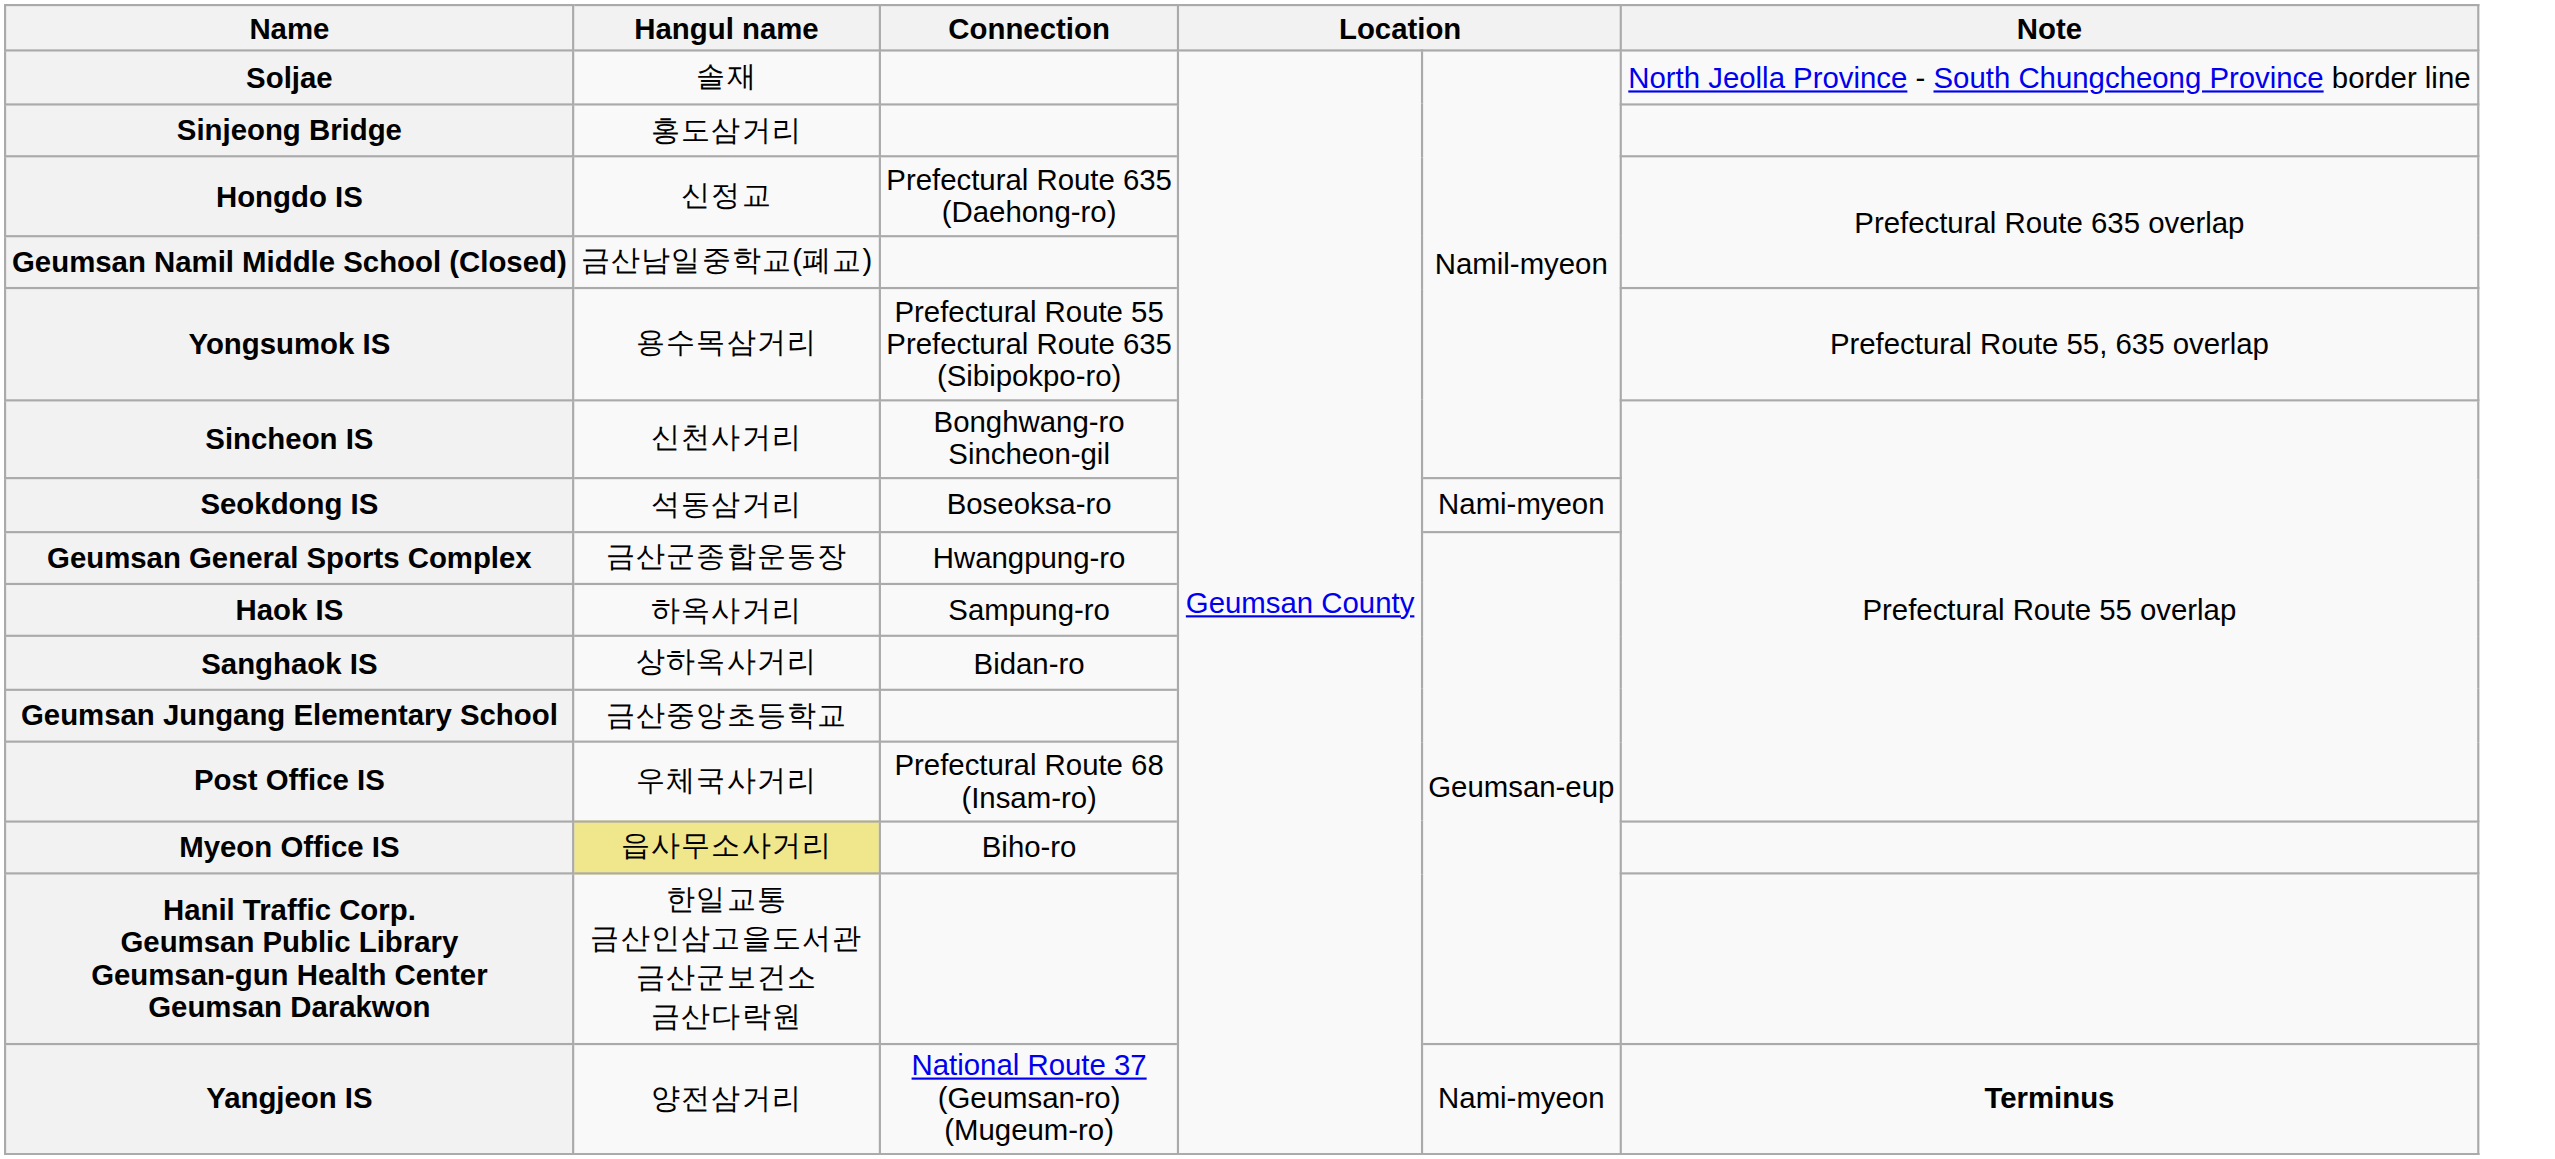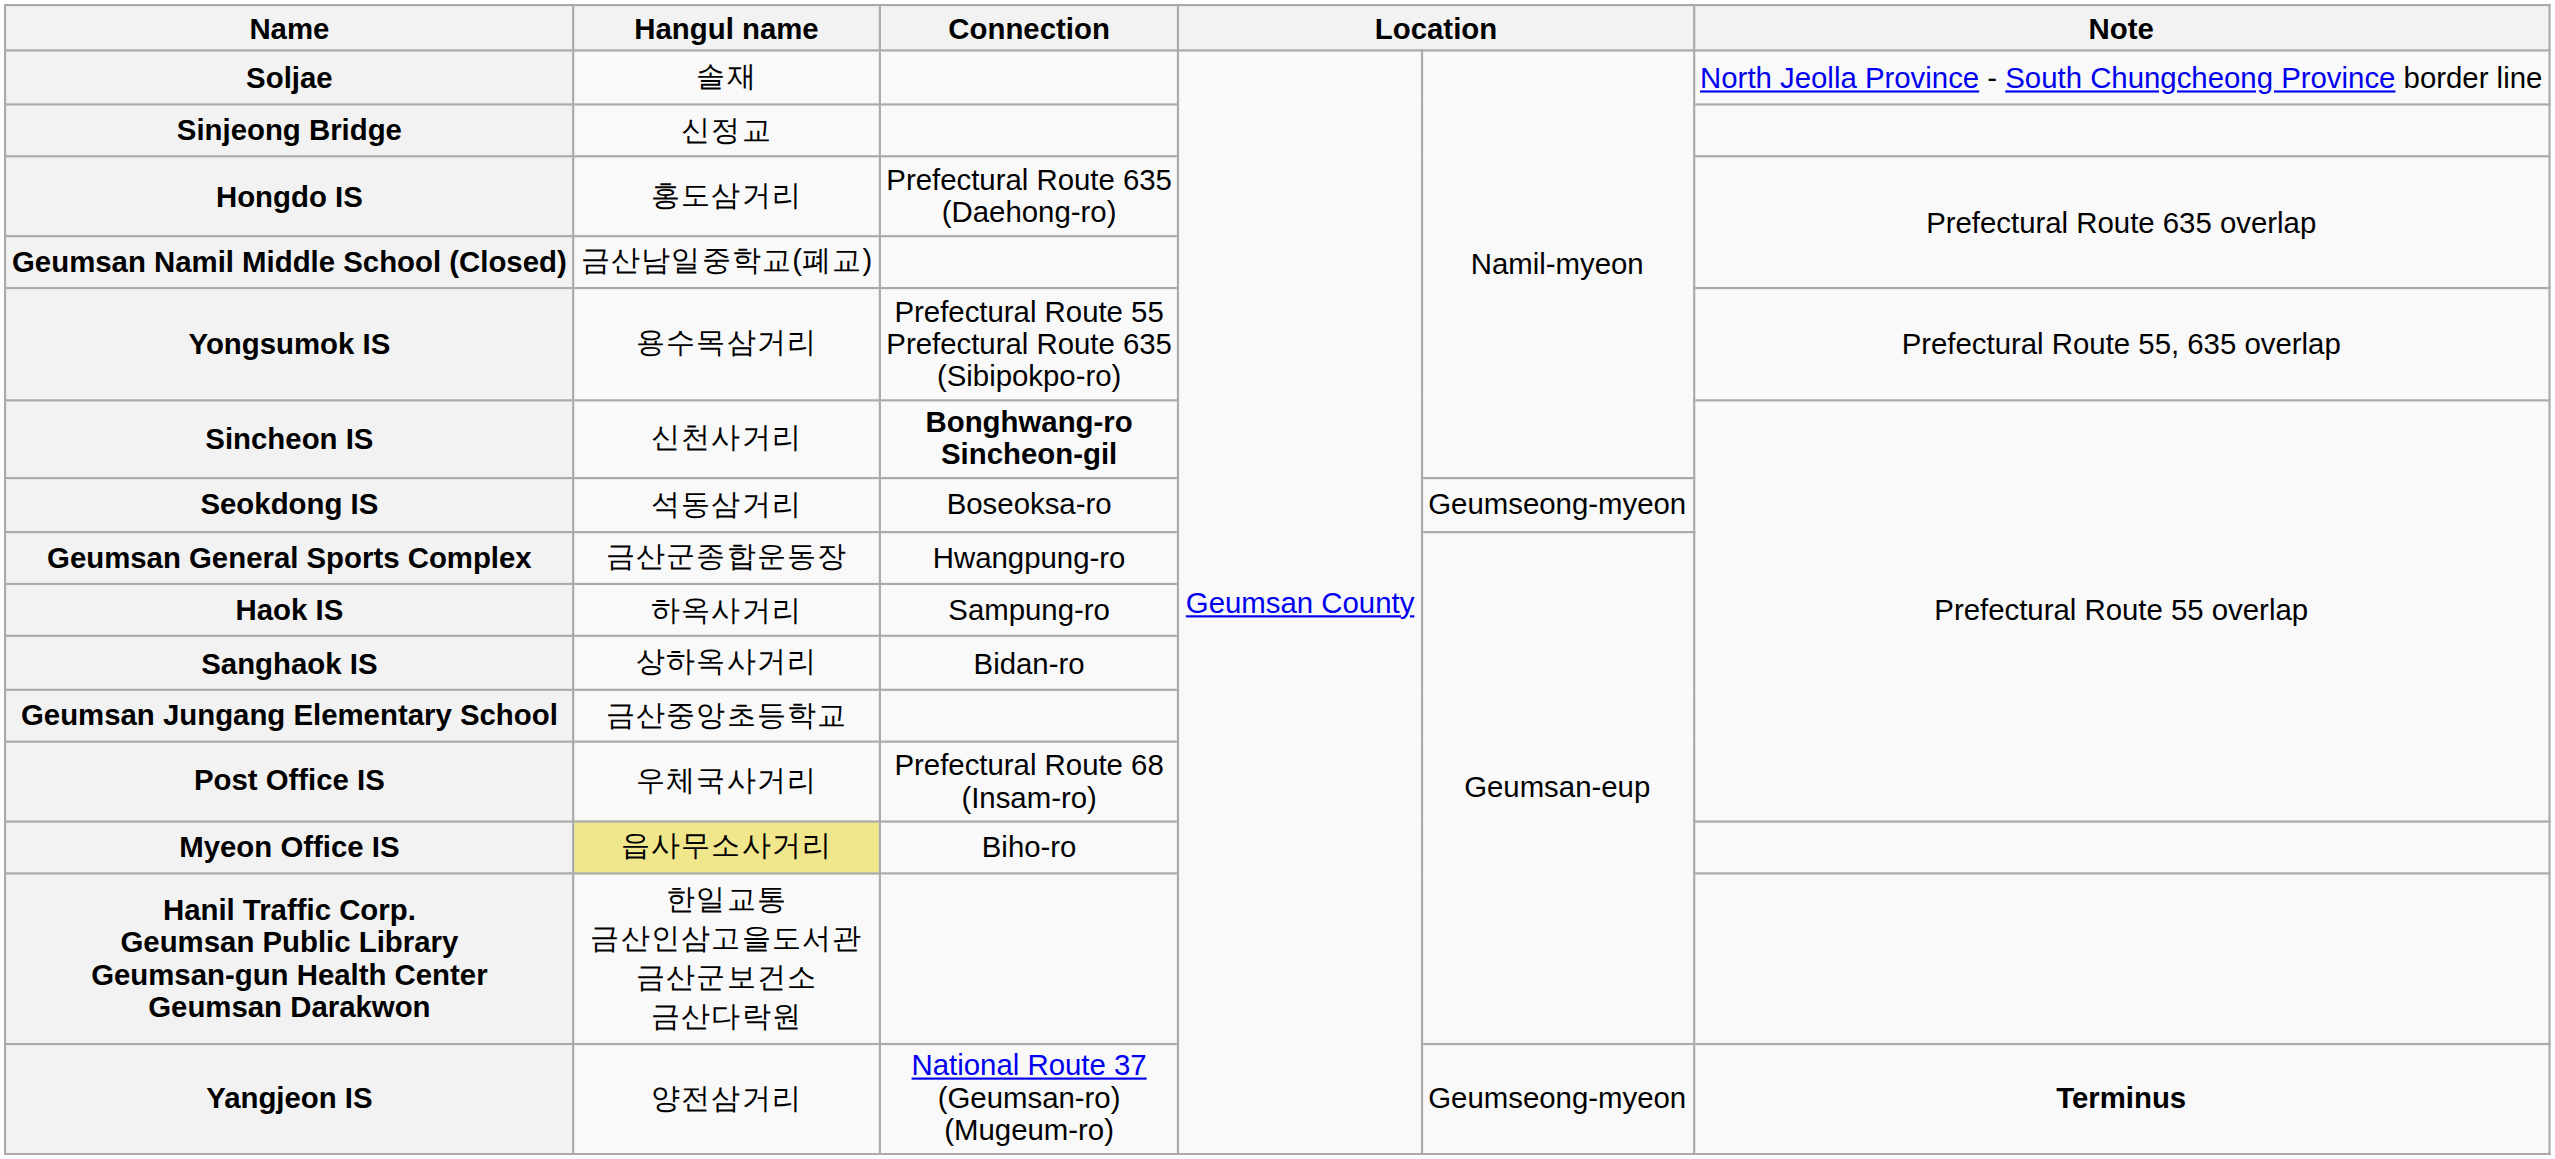(727, 129) 홍도삼거리 -> (727, 129) 신정교
(727, 195) 신정교 -> (727, 195) 홍도삼거리
(1029, 438) normal -> (1029, 438) bold
(1521, 504) Nami-myeon -> (1557, 504) Geumseong-myeon
(1521, 1098) Nami-myeon -> (1557, 1098) Geumseong-myeon
